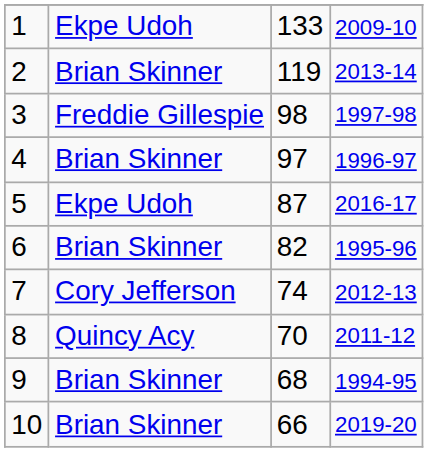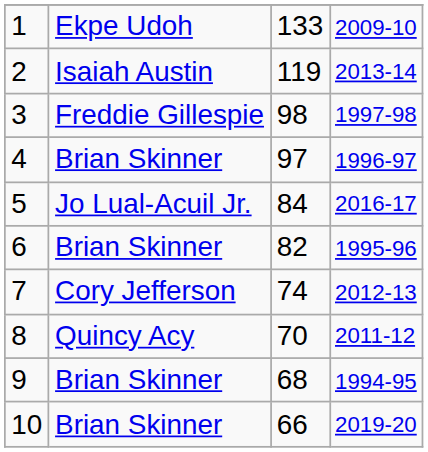(139, 70) Brian Skinner -> (134, 70) Isaiah Austin
(124, 203) Ekpe Udoh -> (153, 203) Jo Lual-Acuil Jr.
(292, 203) 87 -> (292, 203) 84
